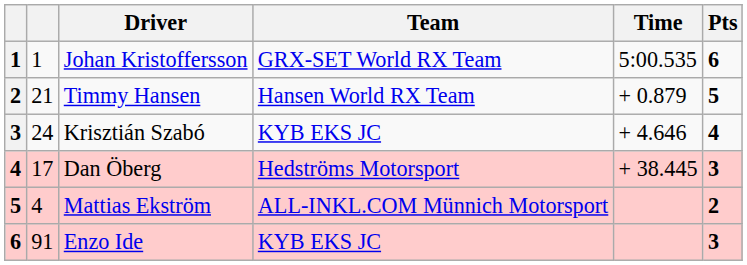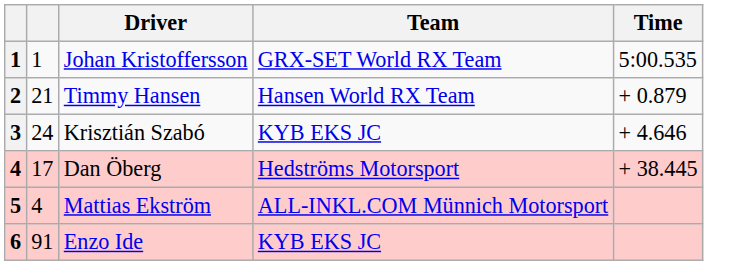- column: (723, 22)
